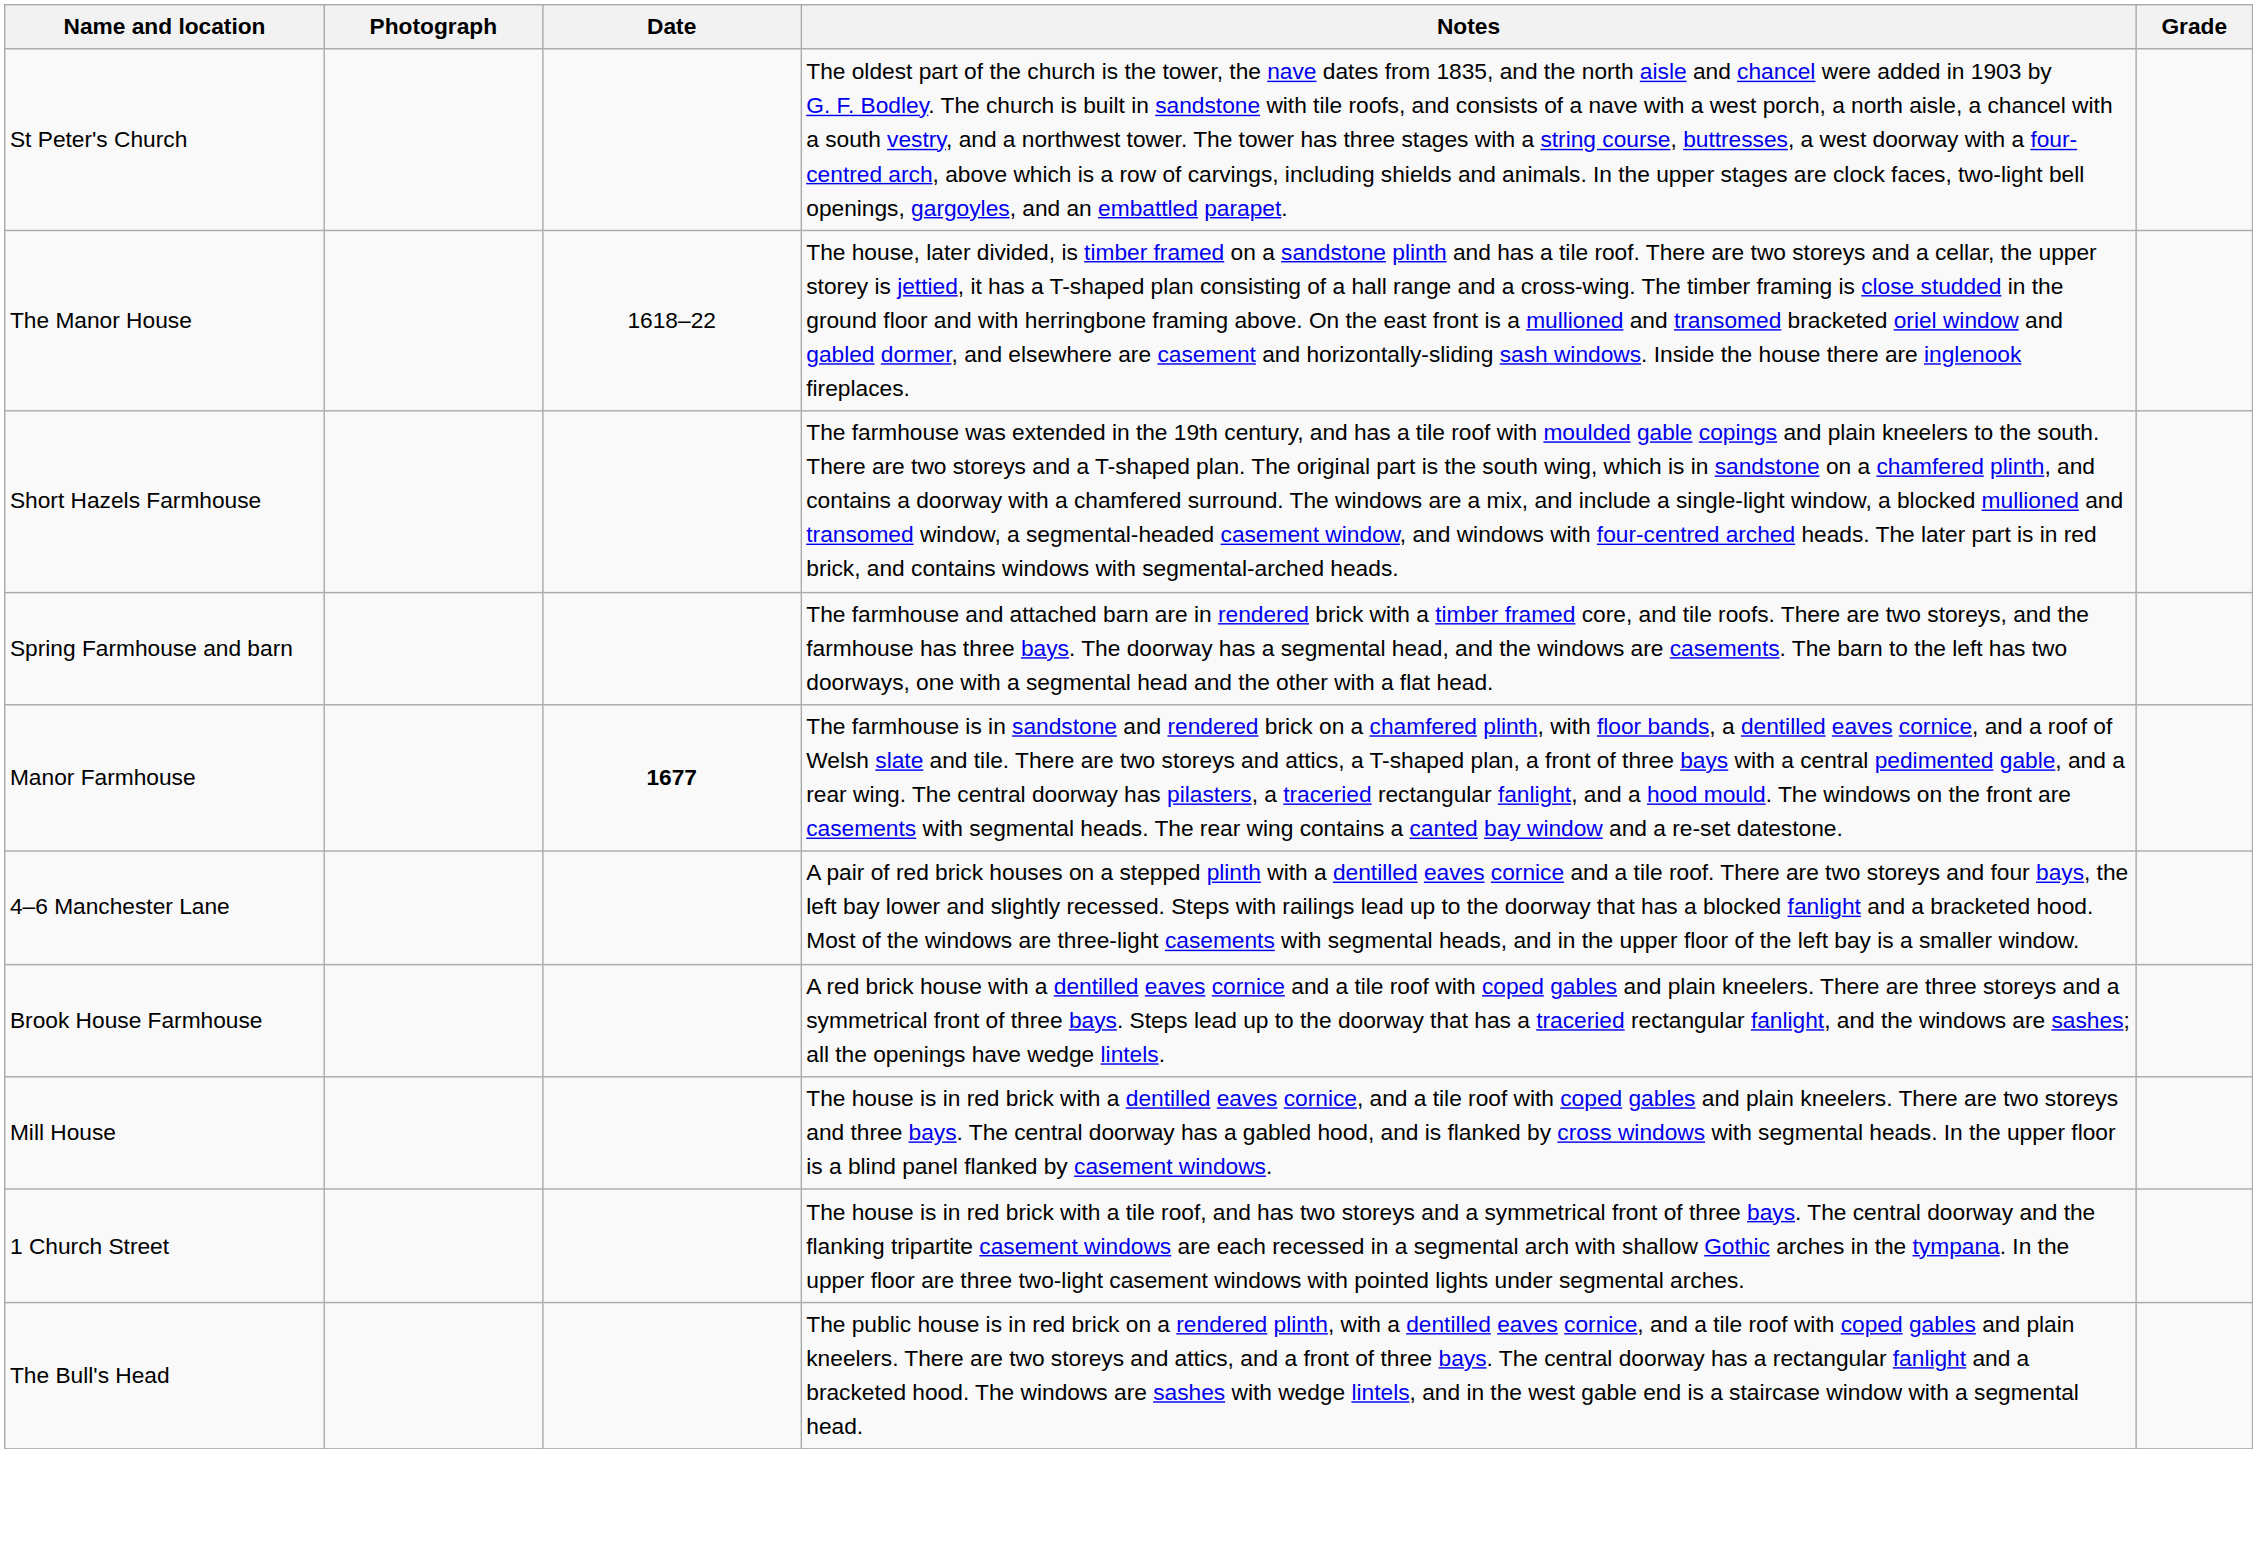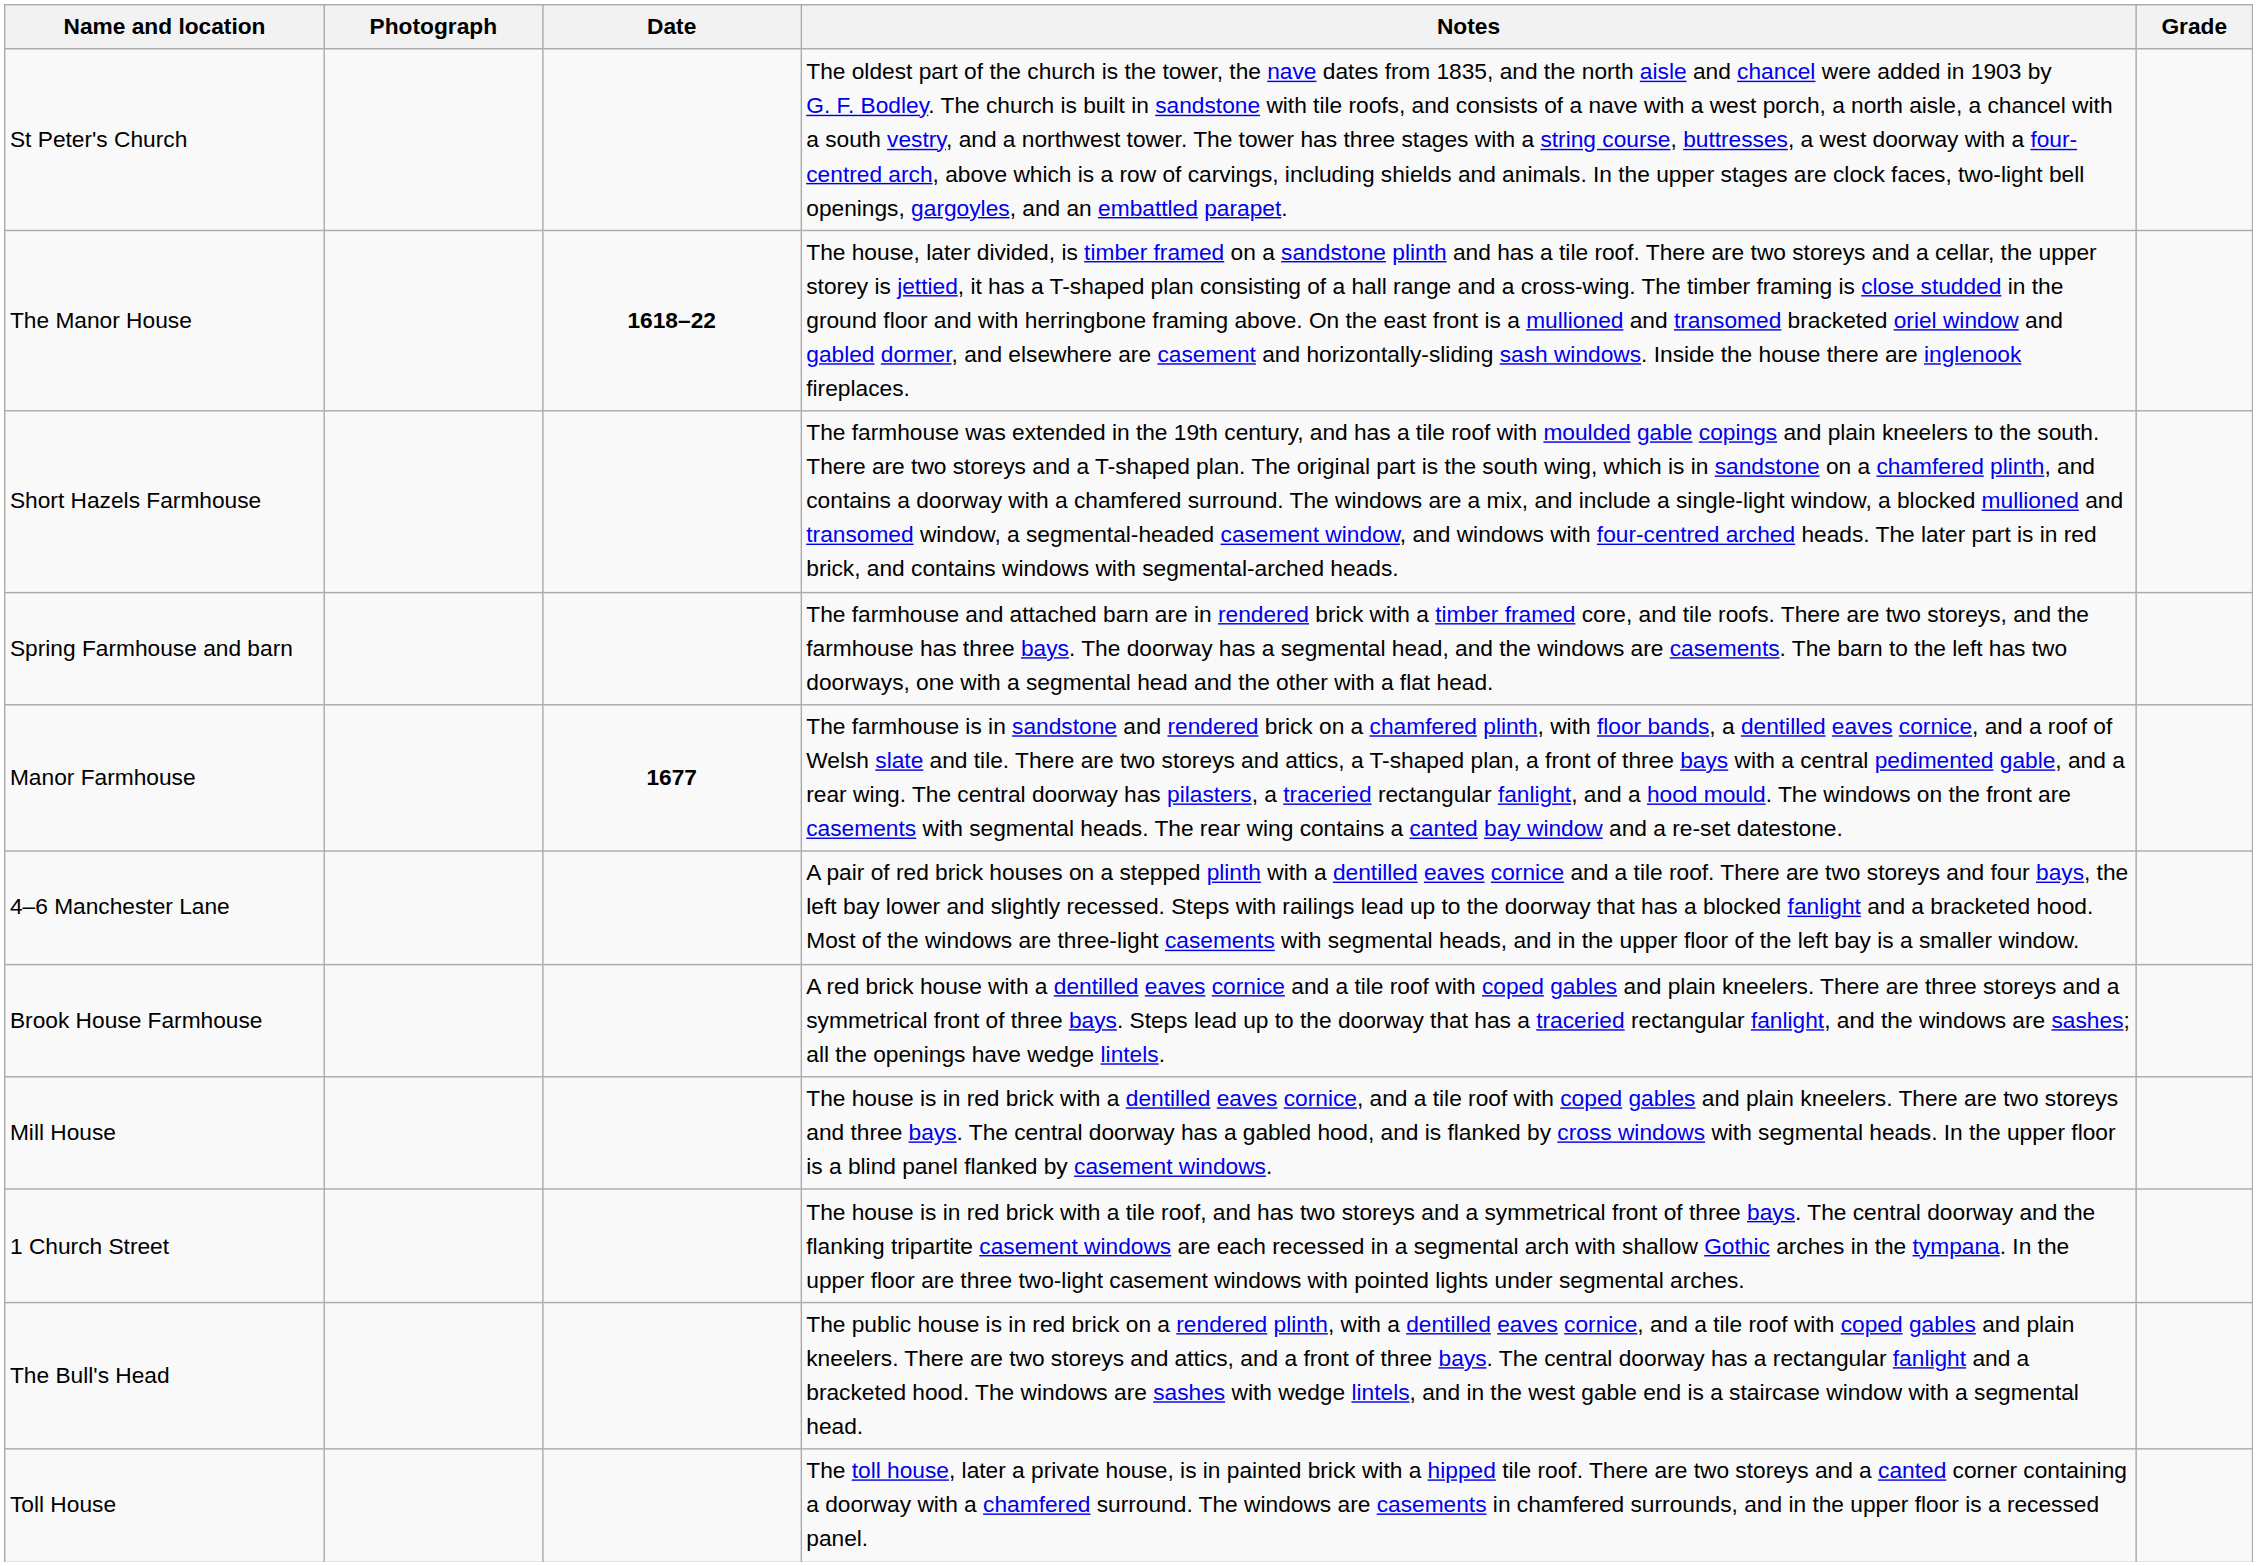(672, 320) normal -> (672, 320) bold
+ row: (63, 1505)
